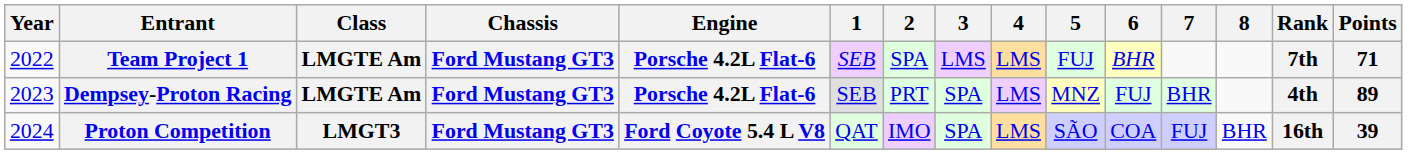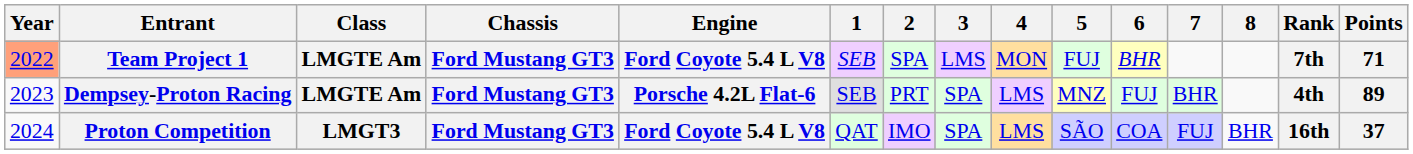(32, 59) no background -> (32, 59) lightsalmon background
(725, 59) Porsche 4.2L Flat-6 -> (725, 59) Ford Coyote 5.4 L V8
(1019, 59) LMS -> (1022, 59) MON
(1368, 131) 39 -> (1374, 131) 37
